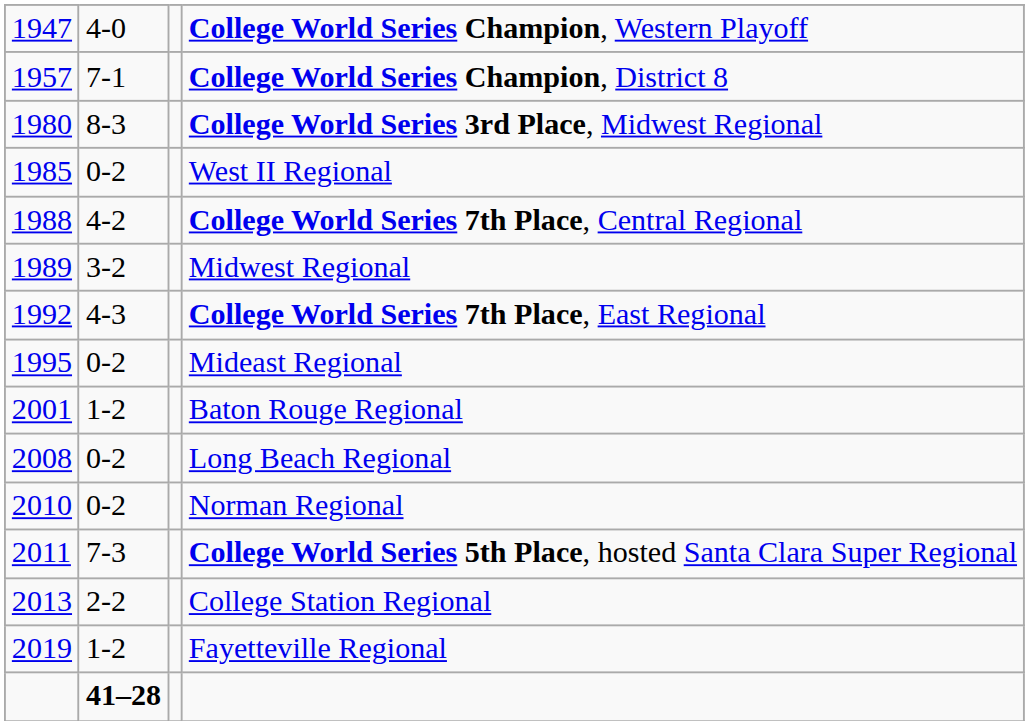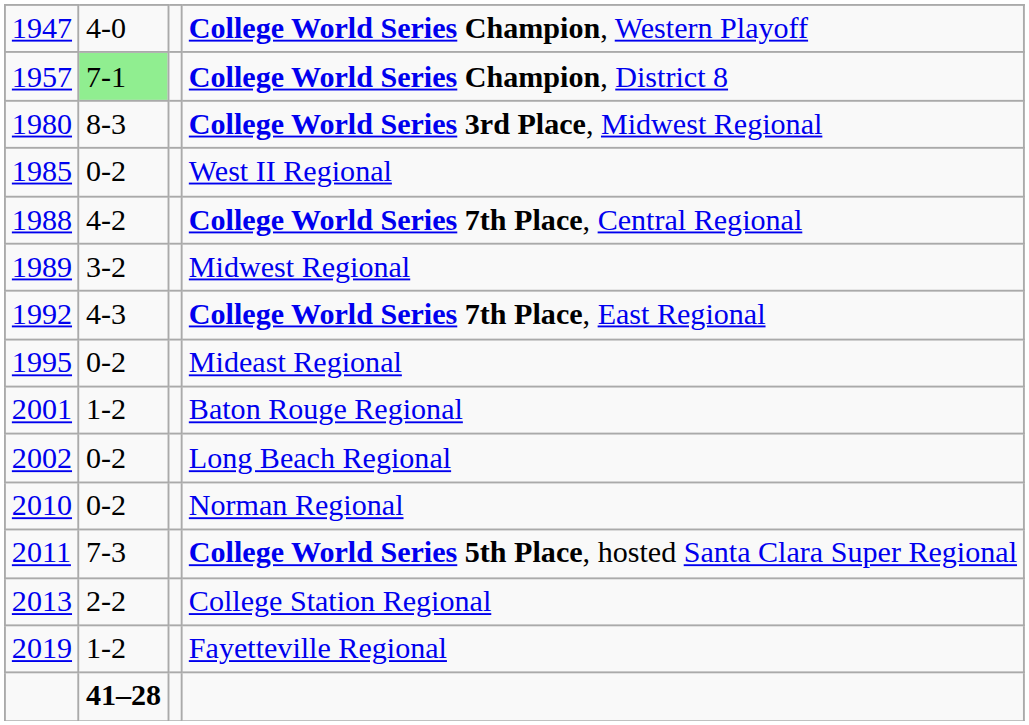(106, 76) no background -> (106, 76) lightgreen background
(42, 457) 2008 -> (42, 457) 2002
